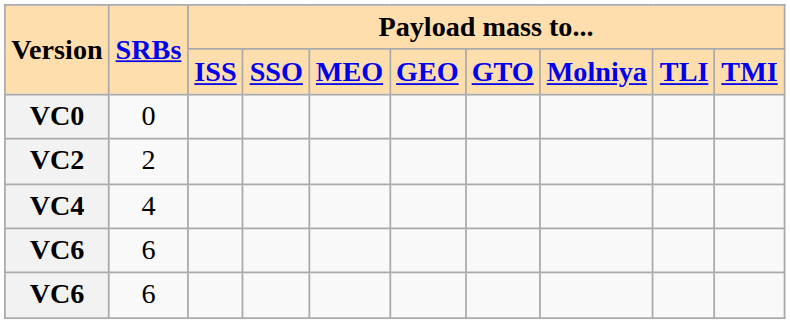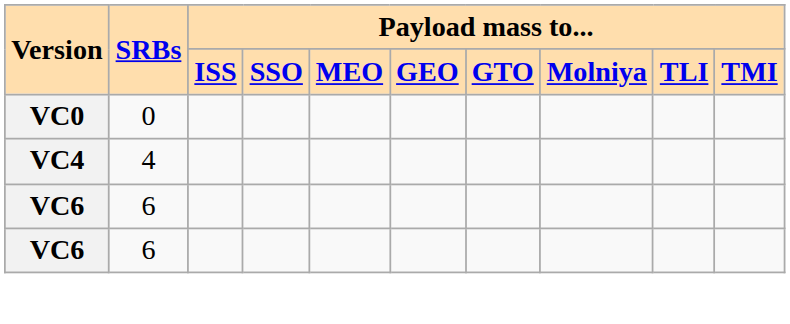- row: (57, 160)
